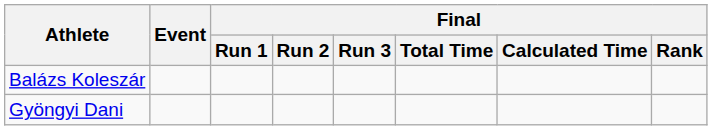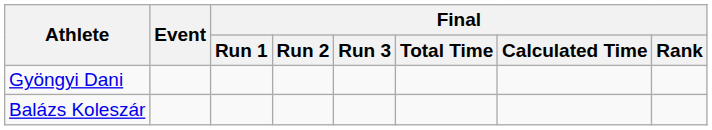rows swapped: (66, 110) <-> (77, 80)
